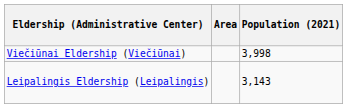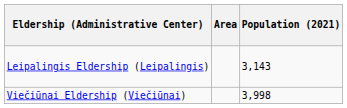rows swapped: (108, 82) <-> (96, 54)
